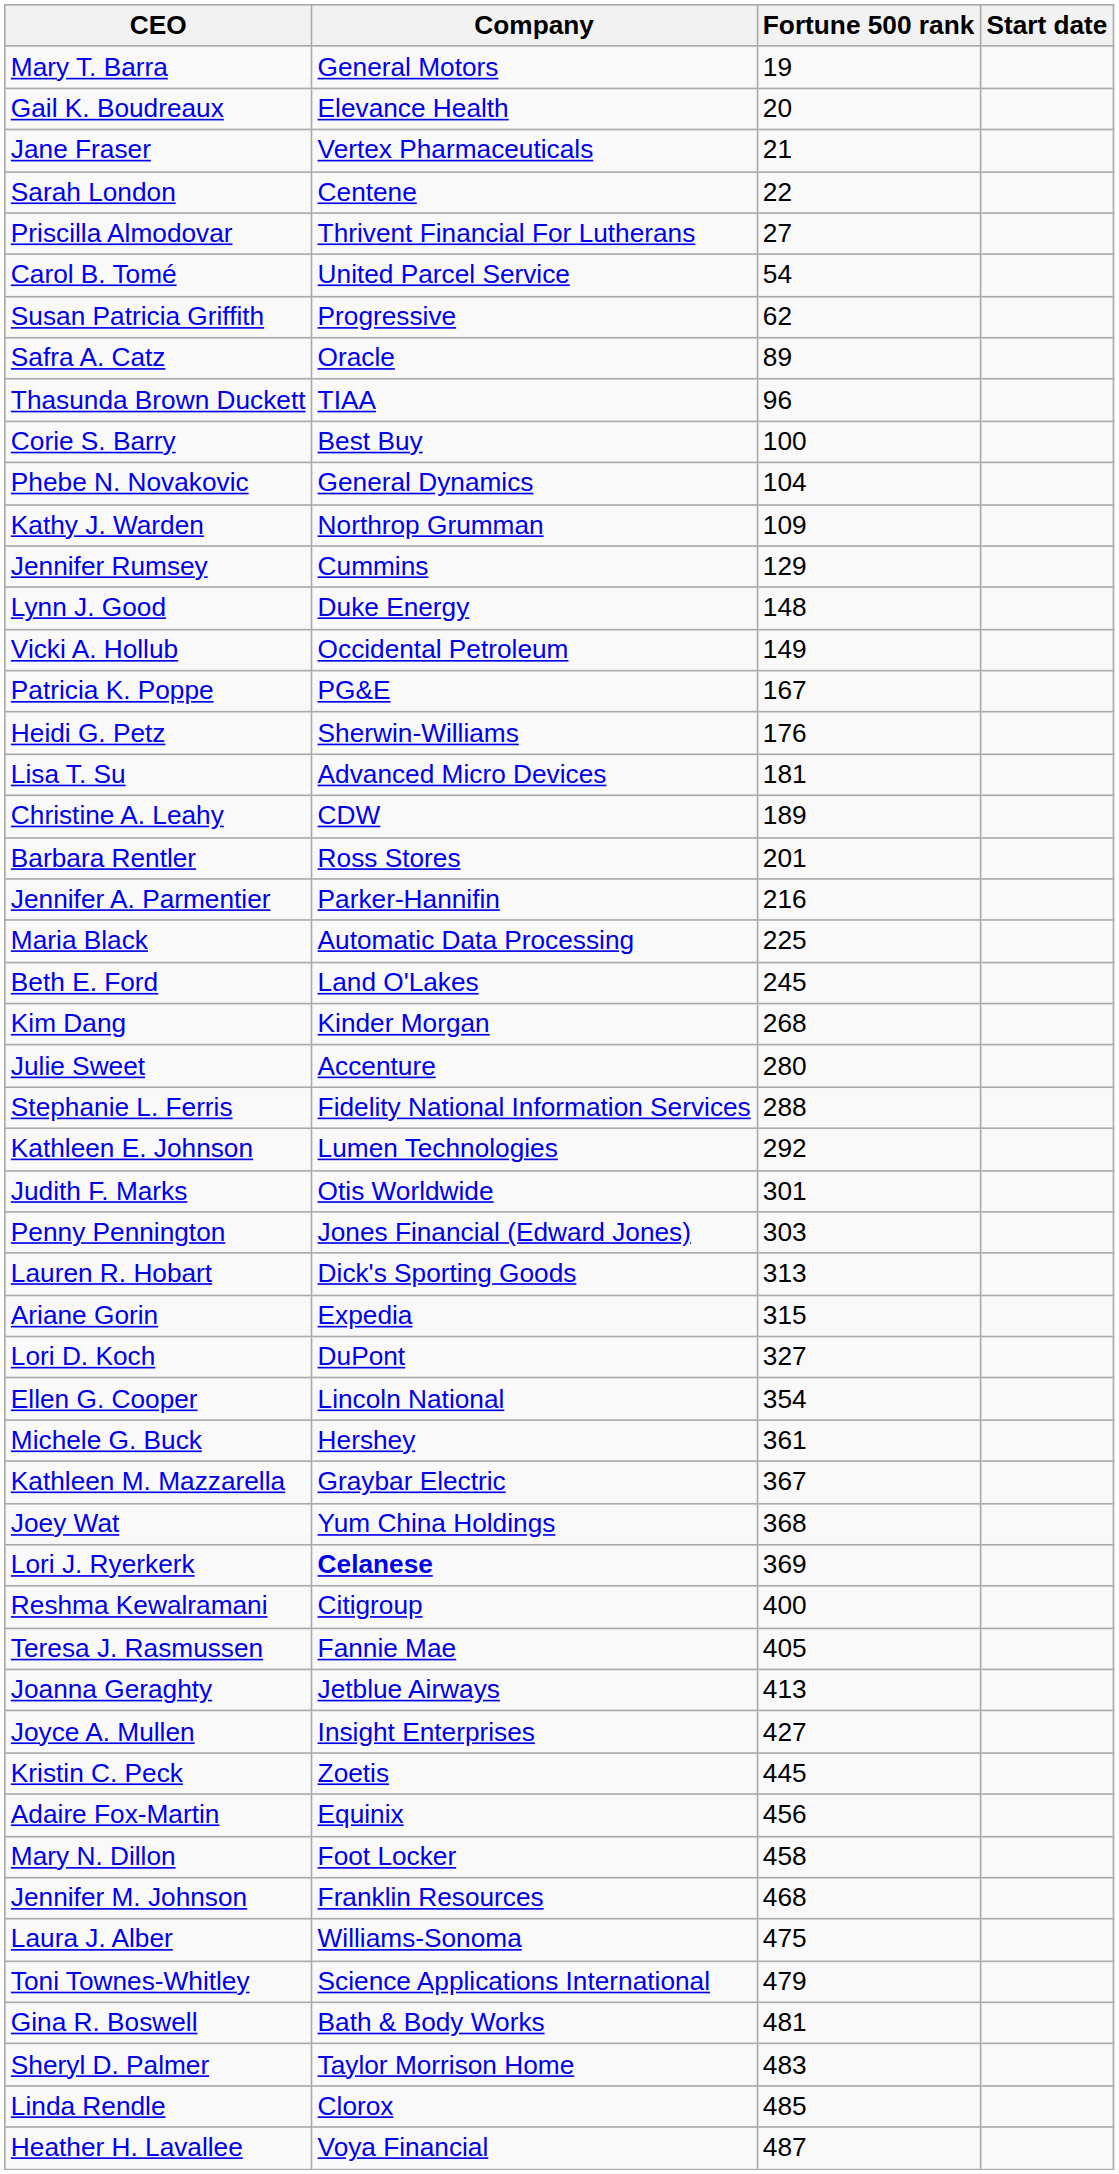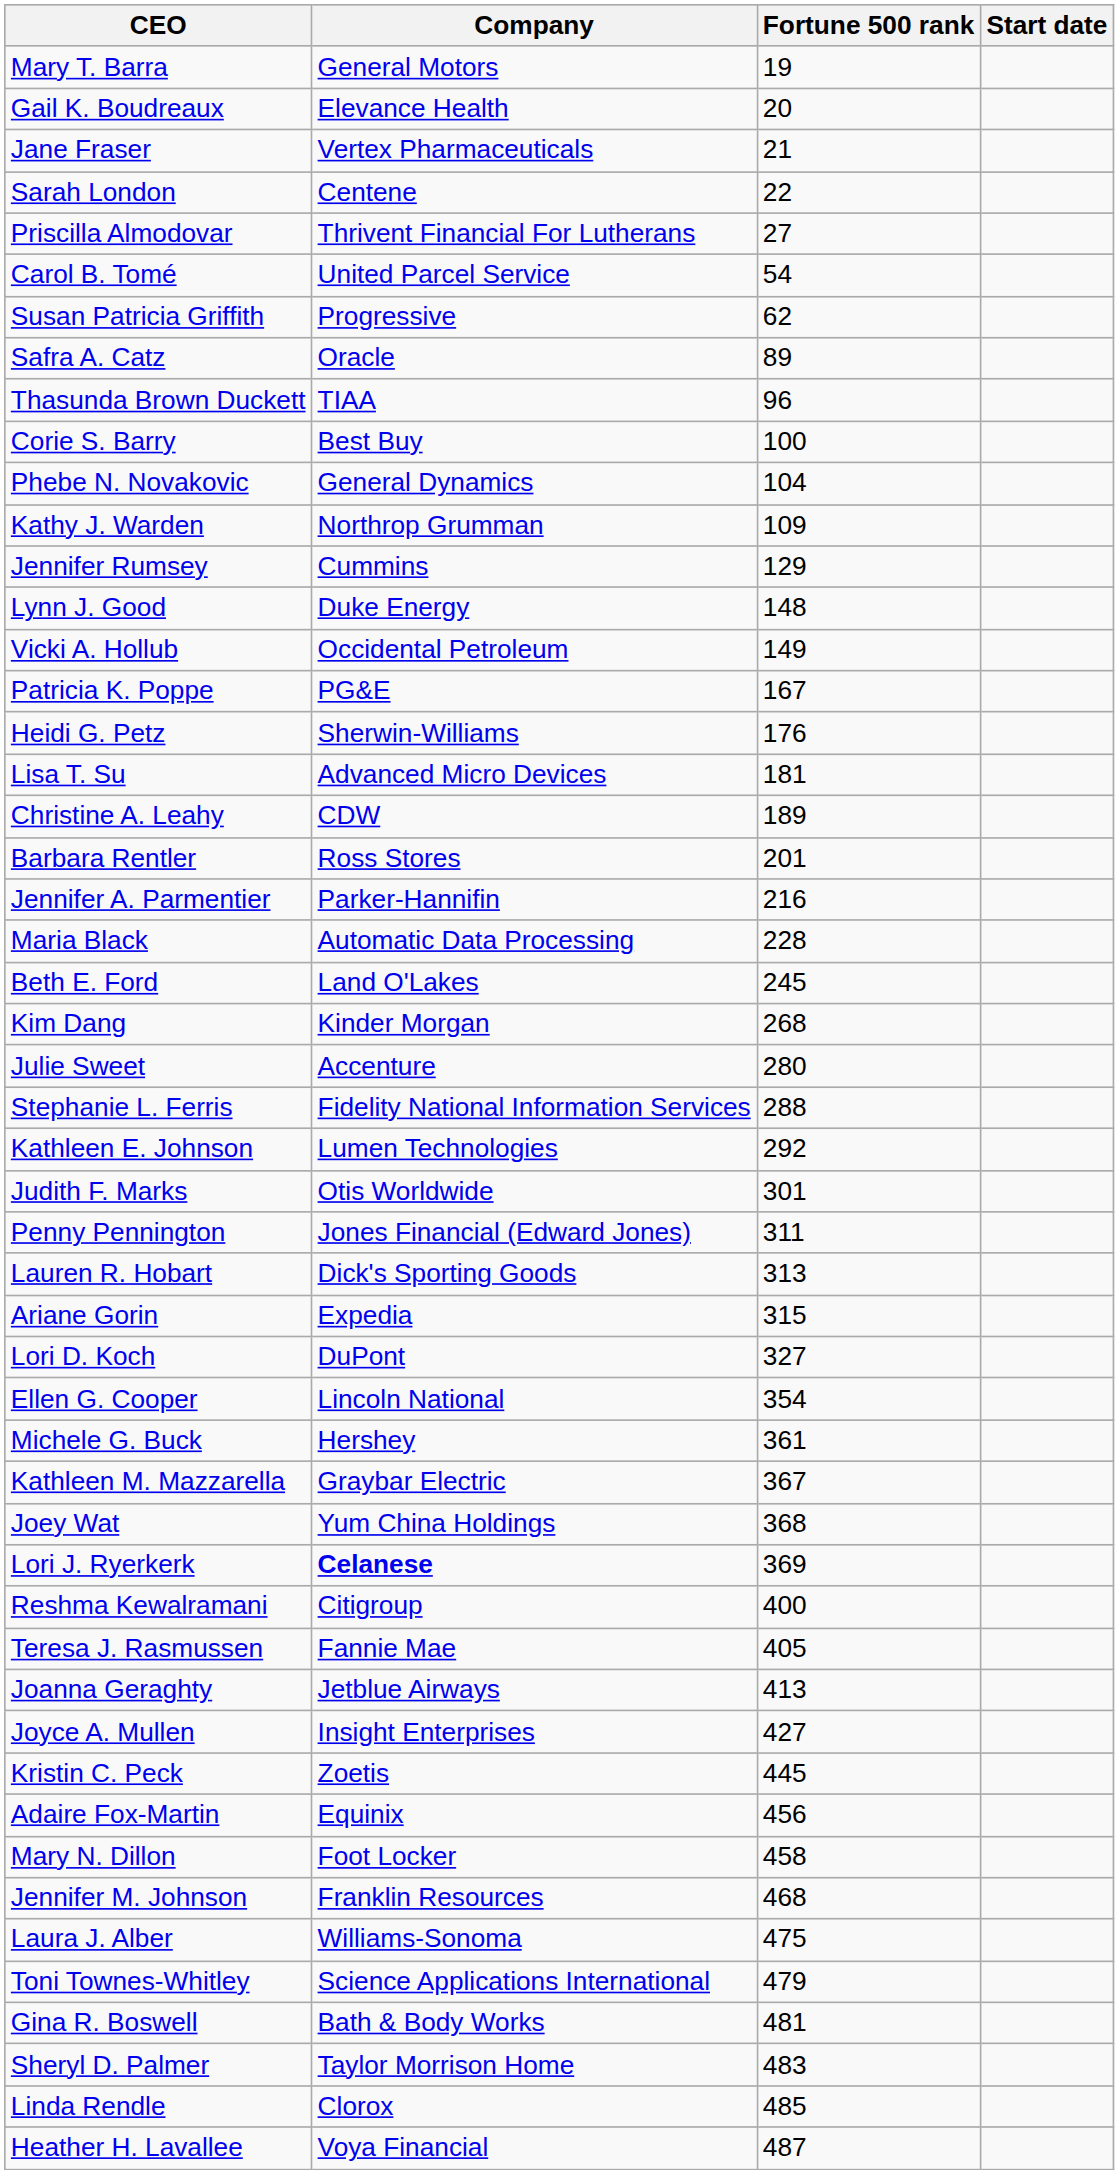(785, 940) 225 -> (785, 940) 228
(785, 1232) 303 -> (784, 1232) 311
